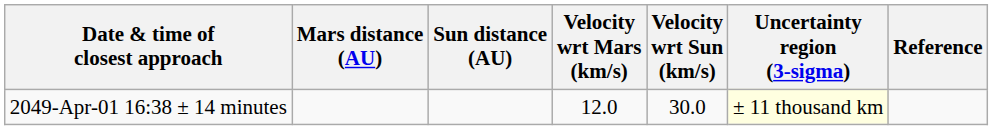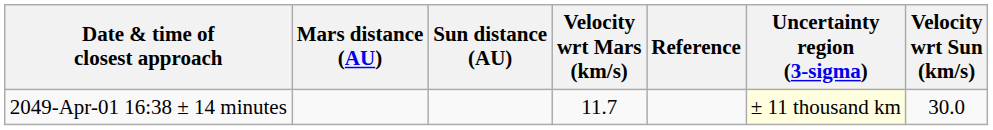columns swapped: (687, 47) <-> (938, 47)
(599, 106) 12.0 -> (599, 106) 11.7
